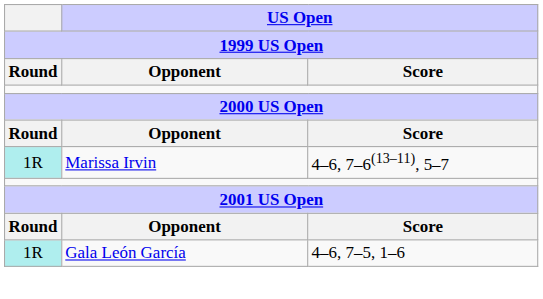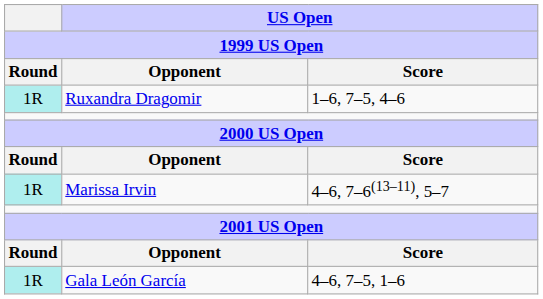+ row: (133, 98)
